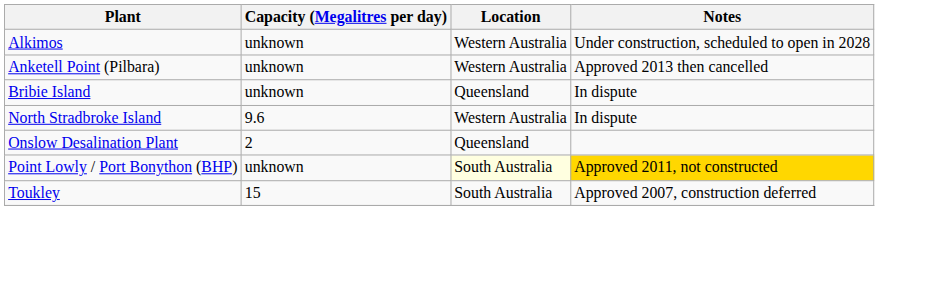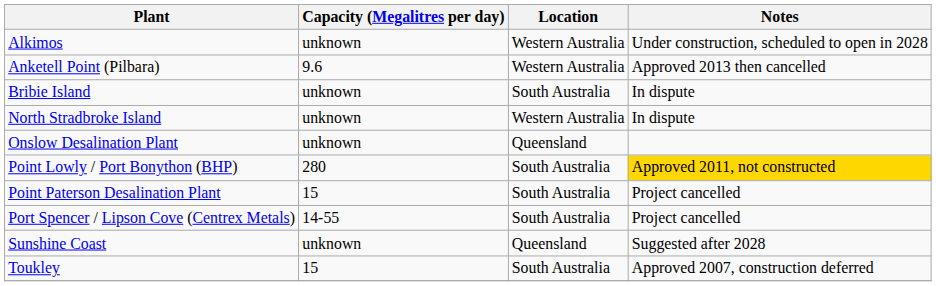(274, 67) unknown -> (312, 67) 9.6
(492, 92) Queensland -> (561, 92) South Australia
(255, 117) 9.6 -> (332, 117) unknown
(249, 142) 2 -> (332, 142) unknown
(274, 167) unknown -> (314, 167) 280
(503, 167) lightyellow background -> (561, 167) no background
+ row: (114, 192)
+ row: (152, 218)
+ row: (57, 243)
